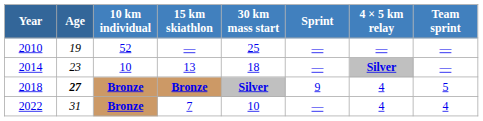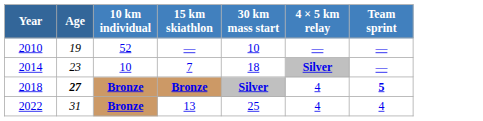- column: (317, 21)
(253, 48) 25 -> (253, 48) 10
(189, 67) 13 -> (189, 67) 7
(445, 87) normal -> (381, 87) bold
(189, 106) 7 -> (189, 106) 13
(253, 106) 10 -> (253, 106) 25
